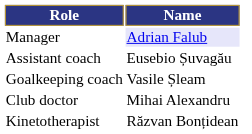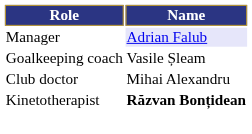- row: (53, 58)
(182, 120) normal -> (186, 99) bold
